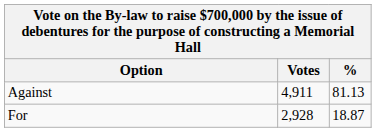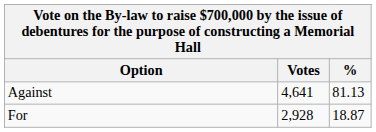(297, 92) 4,911 -> (297, 92) 4,641
